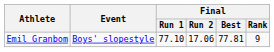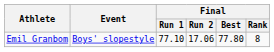(231, 39) 77.81 -> (231, 39) 77.80
(258, 39) 9 -> (258, 39) 8
